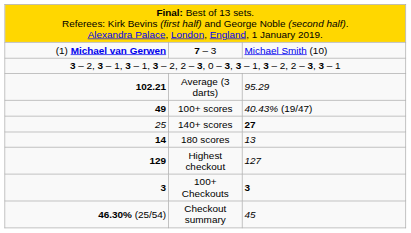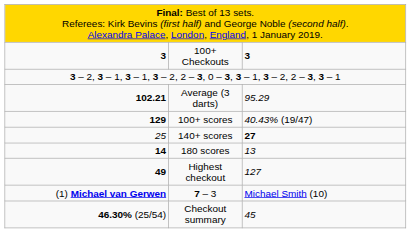rows swapped: (205, 50) <-> (205, 188)
(161, 108) 49 -> (158, 120) 129
(158, 161) 129 -> (161, 172) 49
